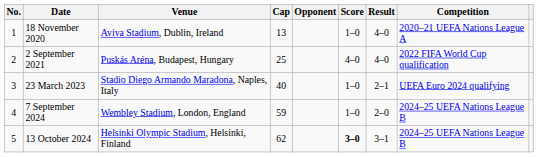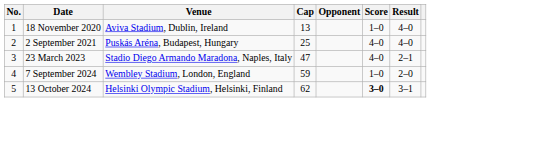- column: (463, 12)
(281, 86) 40 -> (305, 58) 47
(352, 86) 1–0 -> (376, 58) 4–0
